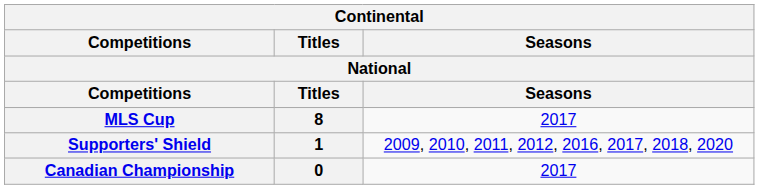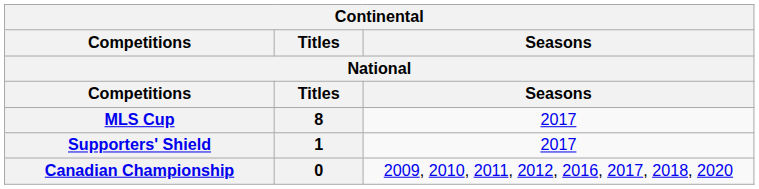(558, 145) 2009, 2010, 2011, 2012, 2016, 2017, 2018, 2020 -> (558, 145) 2017
(558, 171) 2017 -> (558, 171) 2009, 2010, 2011, 2012, 2016, 2017, 2018, 2020
